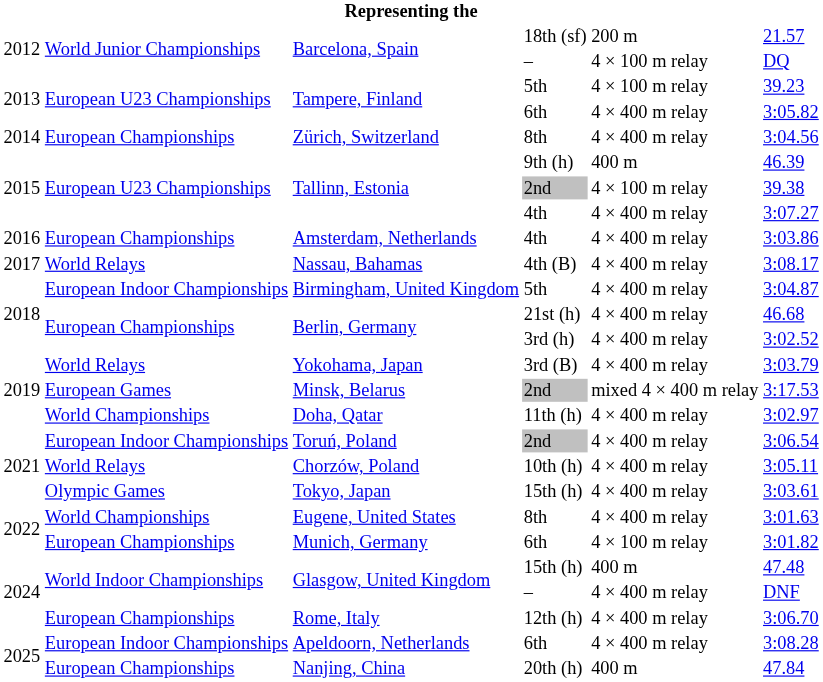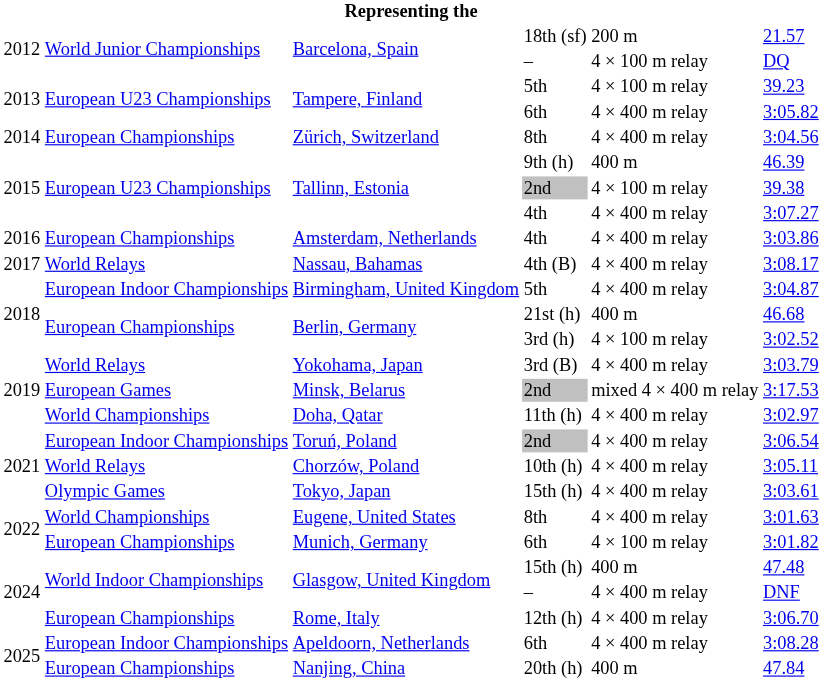(650, 314) 4 × 400 m relay -> (614, 314) 400 m
(650, 339) 4 × 400 m relay -> (650, 339) 4 × 100 m relay
